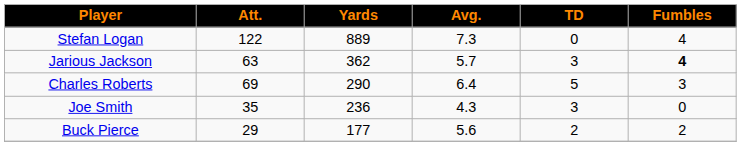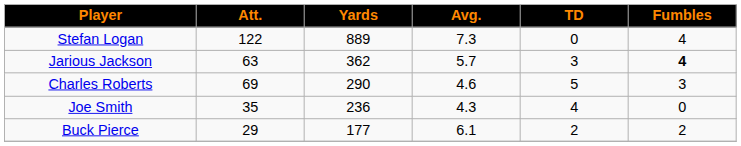(466, 84) 6.4 -> (466, 84) 4.6
(574, 107) 3 -> (574, 107) 4
(466, 130) 5.6 -> (466, 130) 6.1
